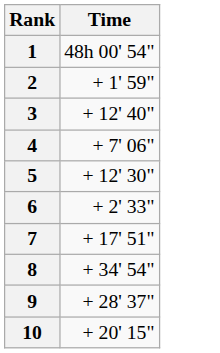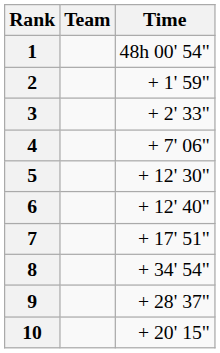+ column: (87, 20)
(119, 113) + 12' 40" -> (179, 113) + 2' 33"
(123, 207) + 2' 33" -> (174, 207) + 12' 40"
